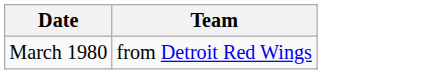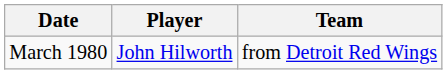+ column: (175, 20)
